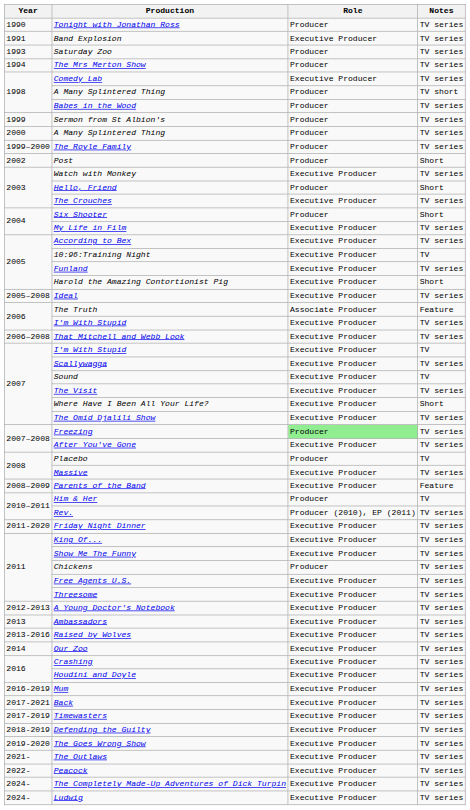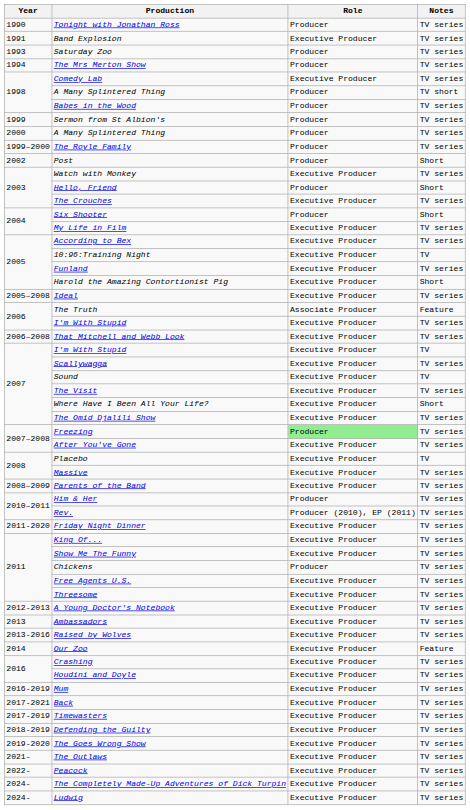(309, 458) Producer -> (334, 458) Executive Producer
(437, 486) Feature -> (441, 486) TV series
(425, 499) TV -> (441, 499) TV series
(441, 648) TV series -> (437, 648) Feature
